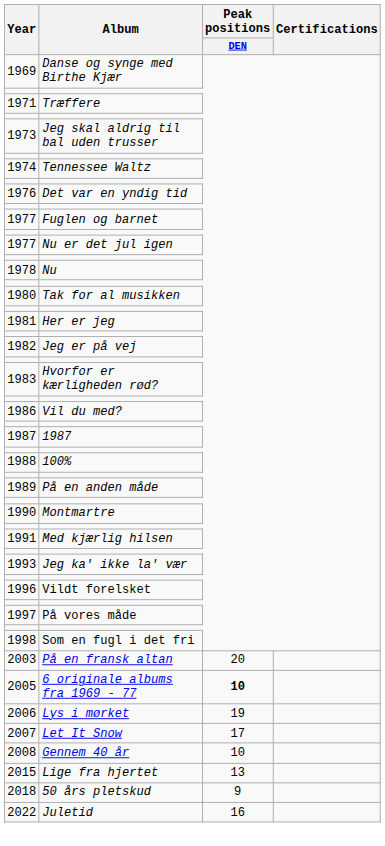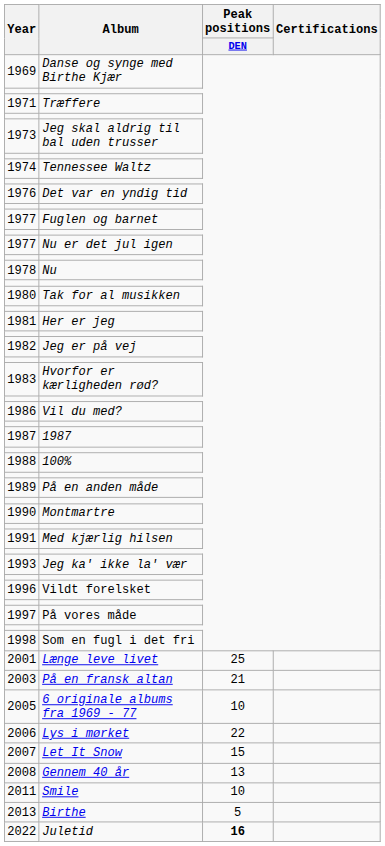+ row: (22, 660)
(238, 660) 20 -> (238, 680) 21
(238, 687) bold -> (238, 707) normal
(238, 714) 19 -> (238, 733) 22
(238, 733) 17 -> (238, 753) 15
(238, 753) 10 -> (238, 773) 13
+ row: (22, 793)
+ row: (22, 812)
- row: (22, 773)
- row: (22, 793)
(238, 812) normal -> (238, 832) bold
